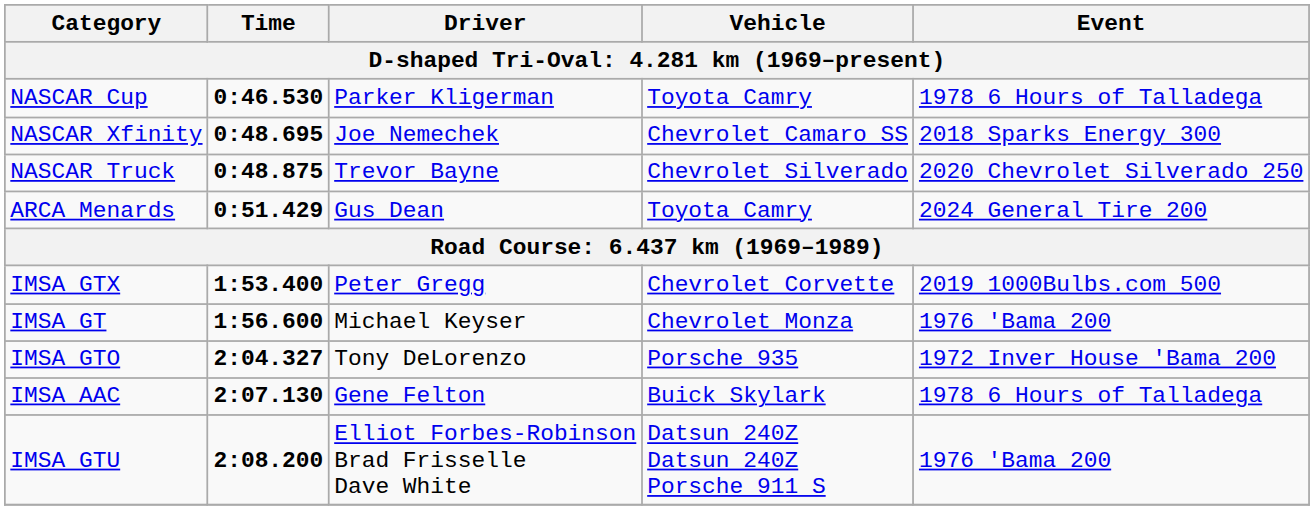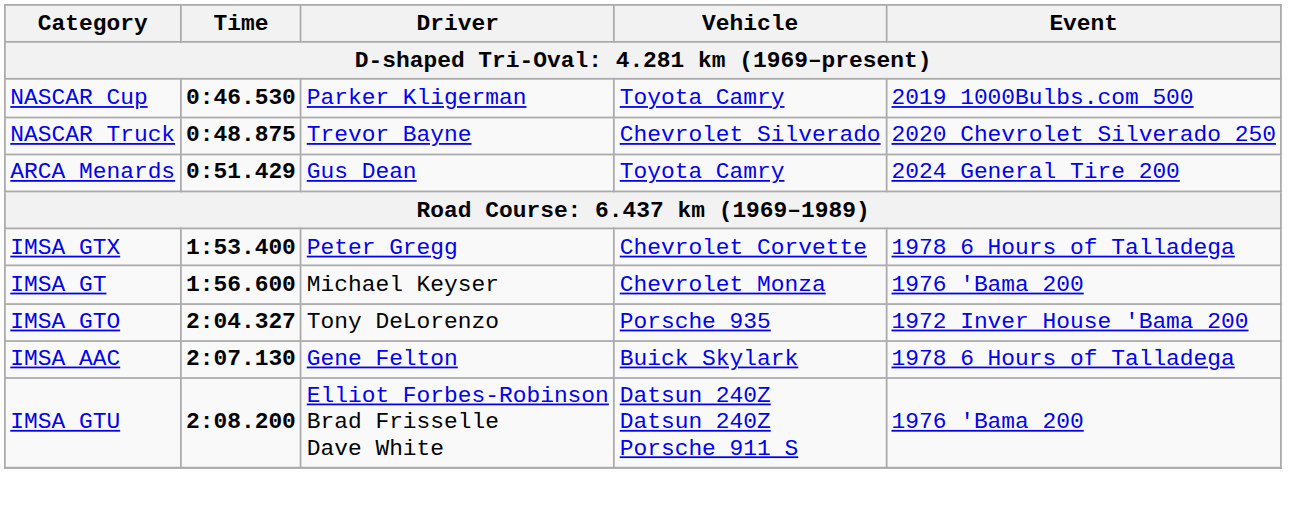(1091, 98) 1978 6 Hours of Talladega -> (1043, 98) 2019 1000Bulbs.com 500
- row: (106, 135)
(1070, 285) 2019 1000Bulbs.com 500 -> (1063, 247) 1978 6 Hours of Talladega
